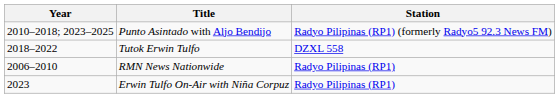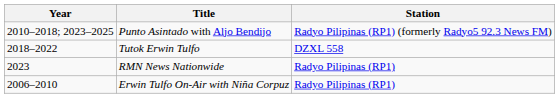(32, 66) 2006–2010 -> (18, 66) 2023
(18, 84) 2023 -> (32, 84) 2006–2010
